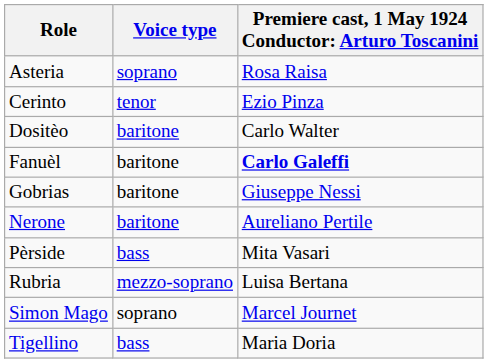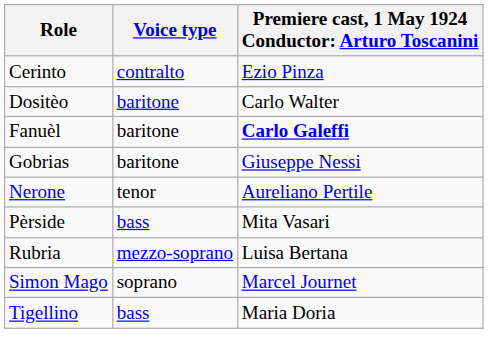- row: (36, 71)
(136, 101) tenor -> (151, 71) contralto
(148, 222) baritone -> (136, 191) tenor
